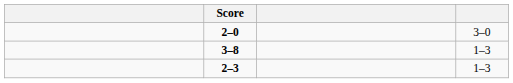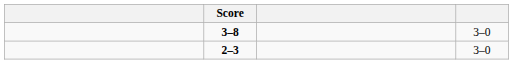- row: (230, 31)
(482, 50) 1–3 -> (482, 31) 3–0
(482, 68) 1–3 -> (482, 50) 3–0
